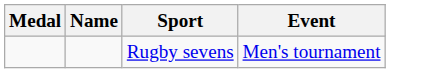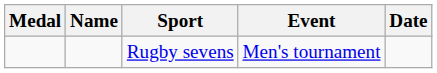+ column: (408, 20)
